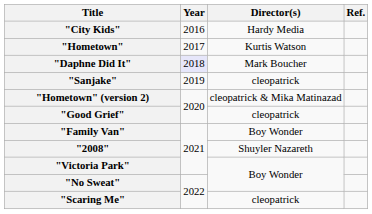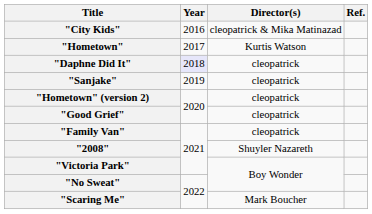(276, 30) Hardy Media -> (276, 30) cleopatrick & Mika Matinazad
(276, 64) Mark Boucher -> (276, 64) cleopatrick
(276, 98) cleopatrick & Mika Matinazad -> (276, 98) cleopatrick
(276, 132) Boy Wonder -> (276, 132) cleopatrick
(276, 200) cleopatrick -> (276, 200) Mark Boucher
